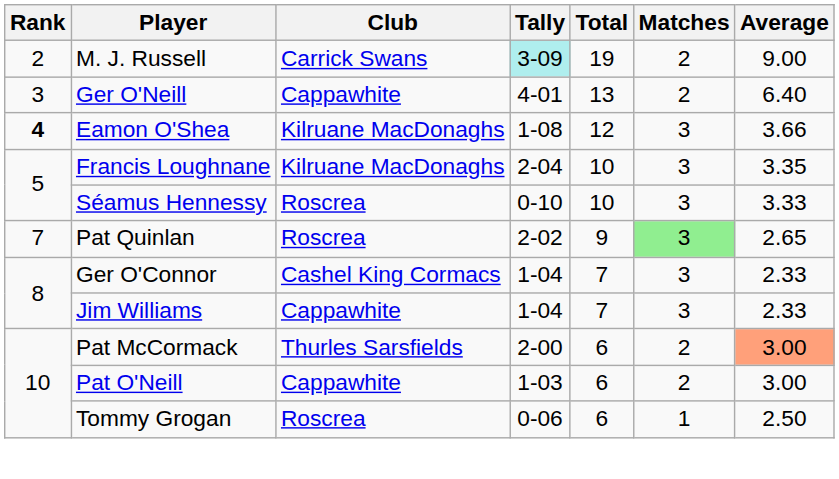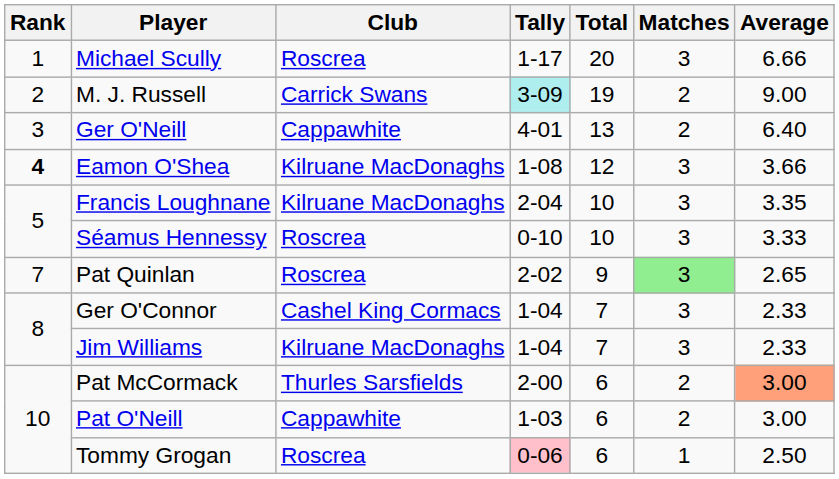+ row: (149, 58)
(341, 310) Cappawhite -> (393, 346) Kilruane MacDonaghs
(540, 418) no background -> (540, 454) pink background
